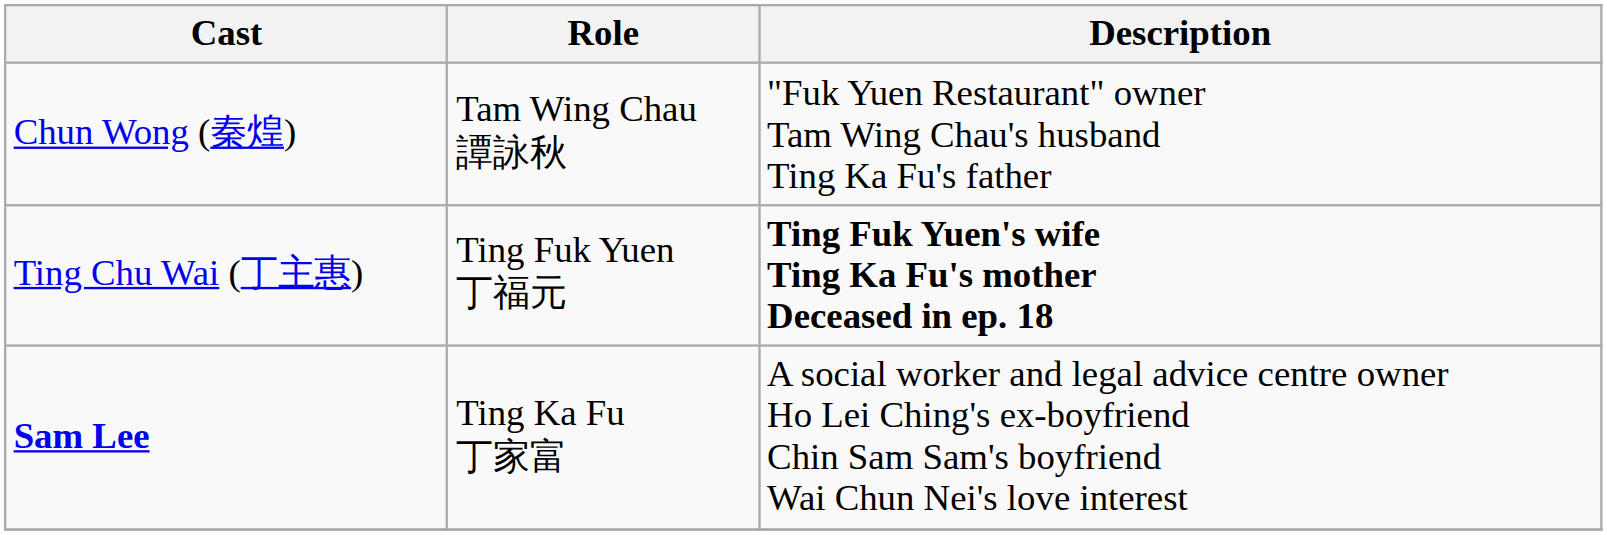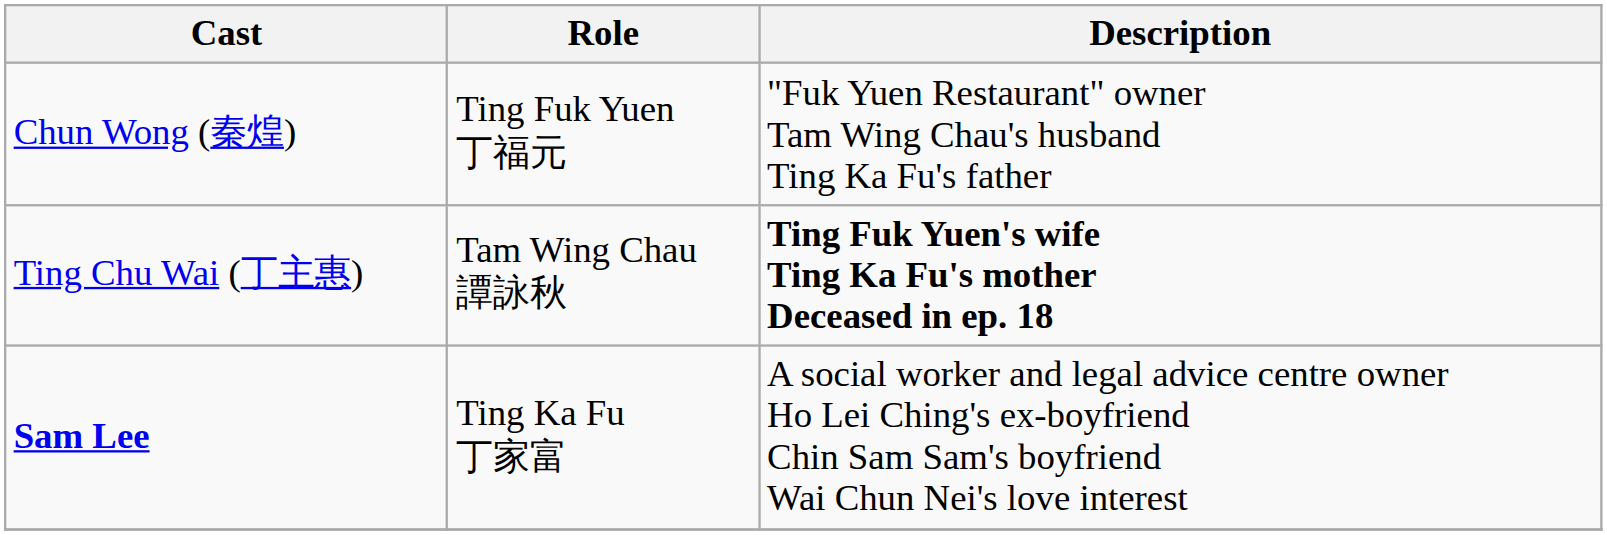(577, 131) Tam Wing Chau 譚詠秋 -> (565, 131) Ting Fuk Yuen 丁福元
(565, 272) Ting Fuk Yuen 丁福元 -> (577, 272) Tam Wing Chau 譚詠秋
